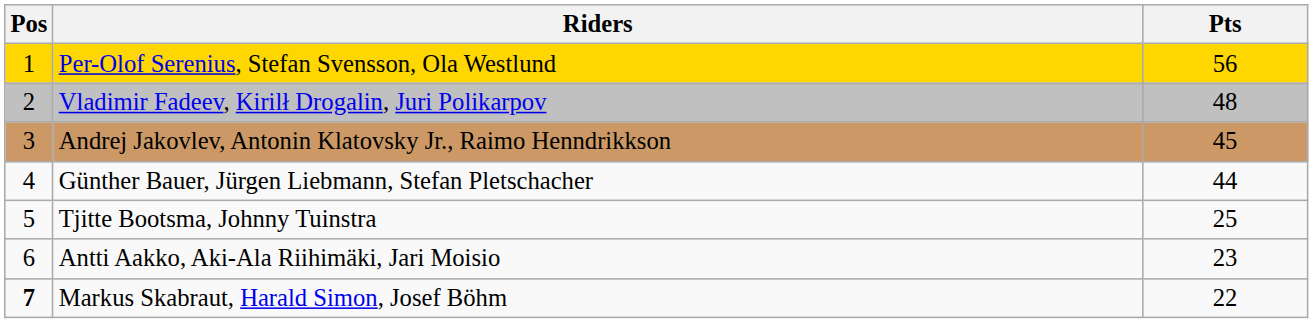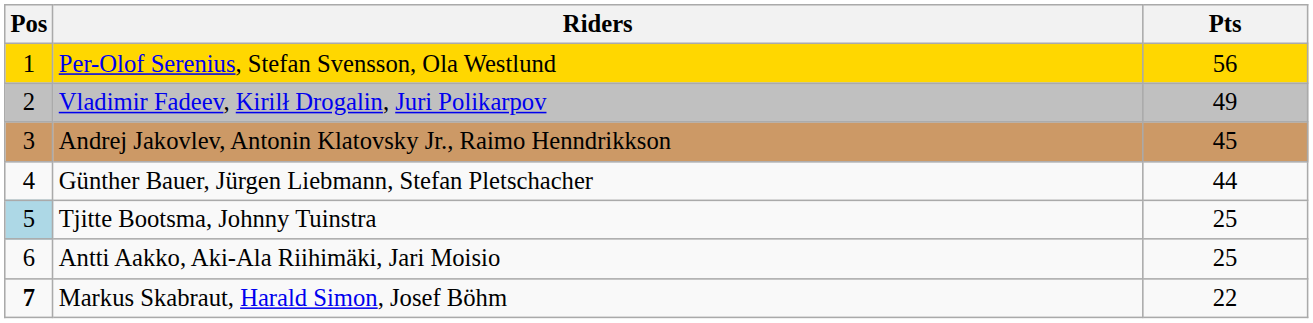(1225, 102) 48 -> (1225, 102) 49
(29, 219) no background -> (29, 219) lightblue background
(1225, 258) 23 -> (1225, 258) 25
